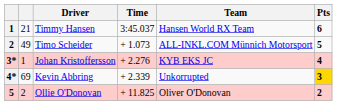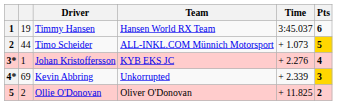columns swapped: (236, 12) <-> (137, 12)
(26, 28) 21 -> (26, 28) 19
(26, 44) 49 -> (26, 44) 44
(320, 44) no background -> (320, 44) gold background
